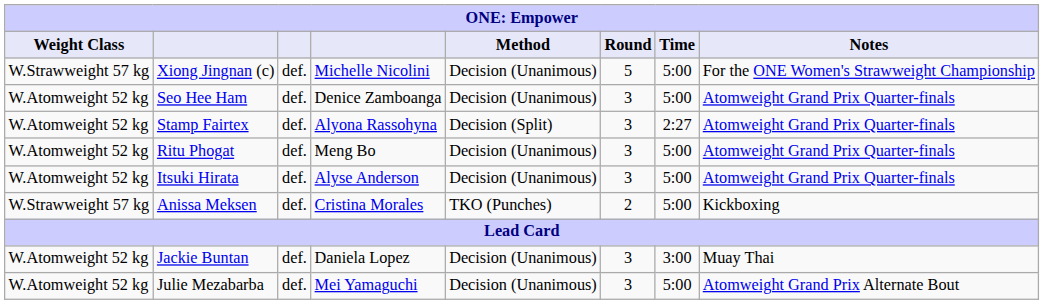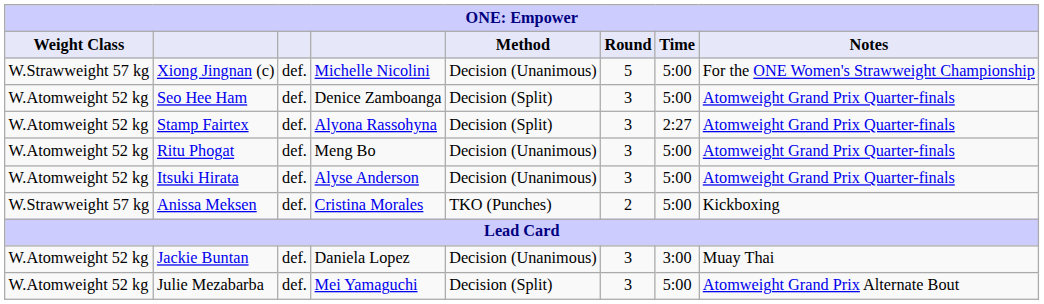(523, 98) Decision (Unanimous) -> (501, 98) Decision (Split)
(523, 285) Decision (Unanimous) -> (501, 285) Decision (Split)
